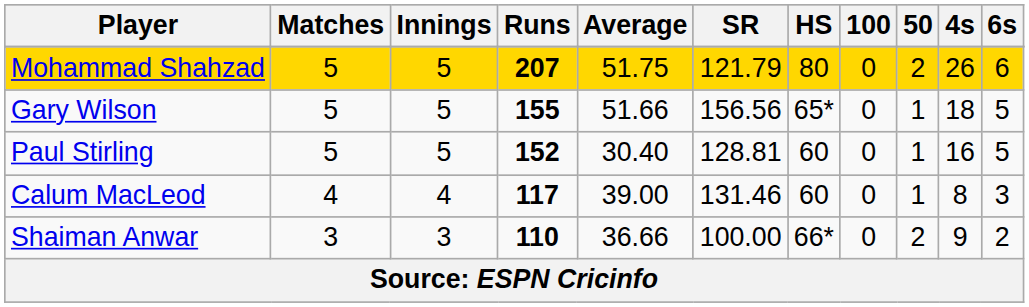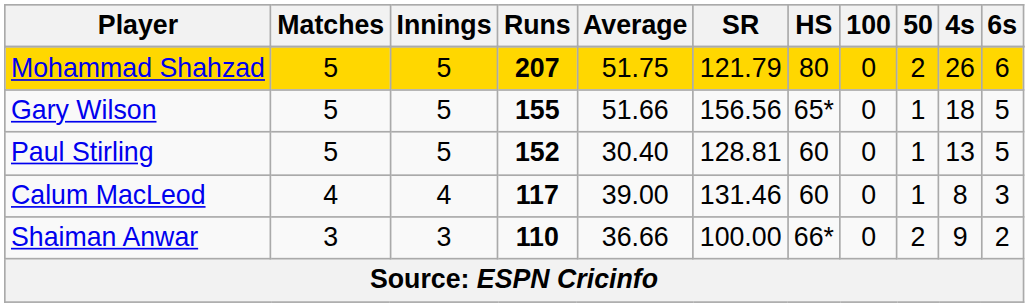(960, 152) 16 -> (960, 152) 13
